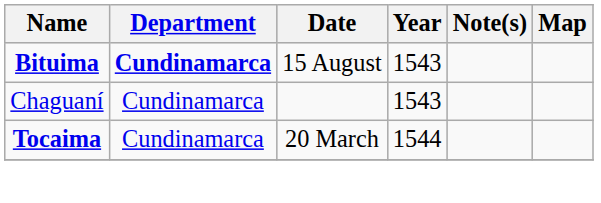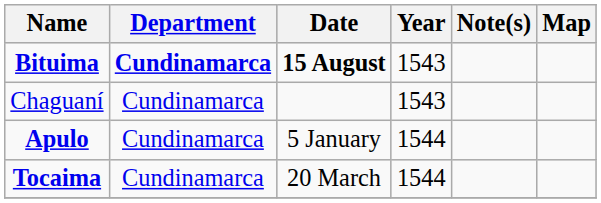(332, 62) normal -> (334, 62) bold
+ row: (57, 139)
